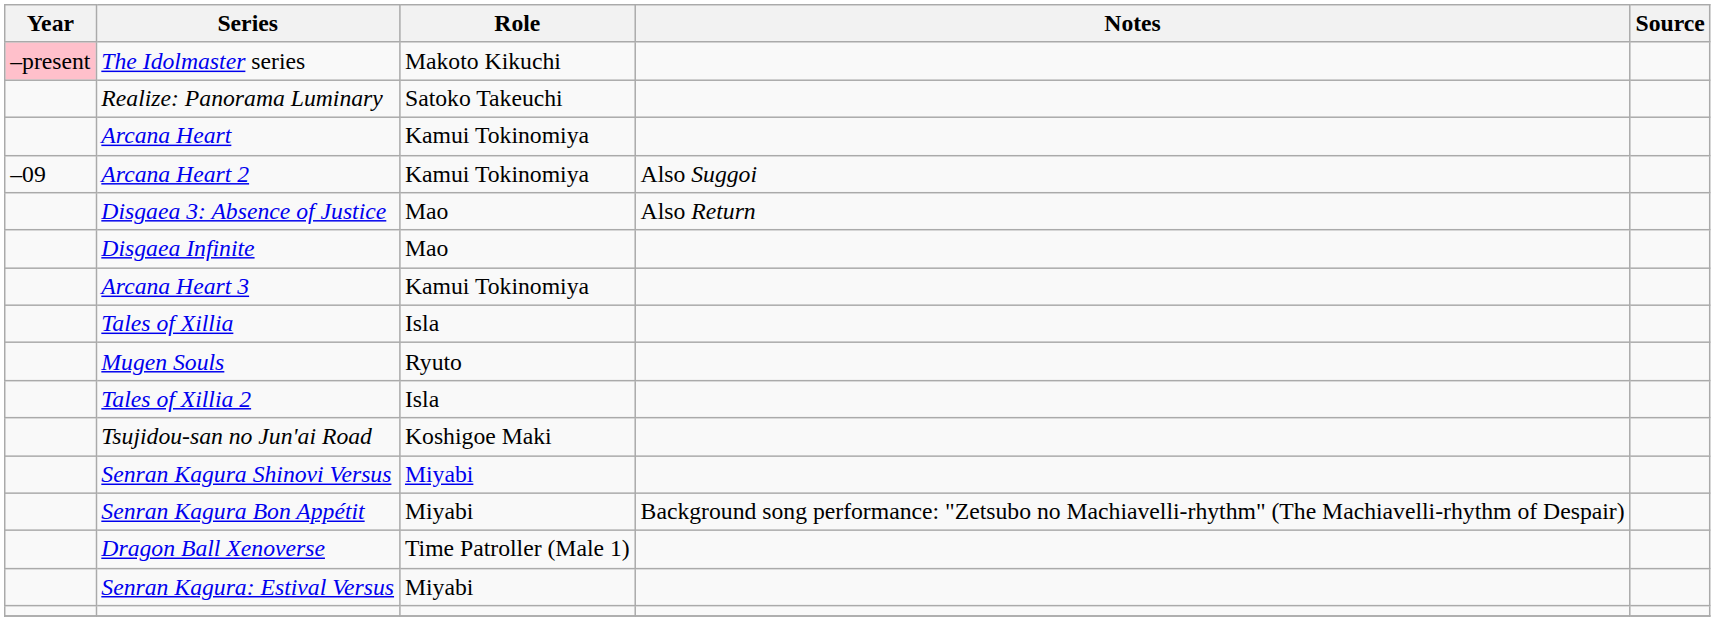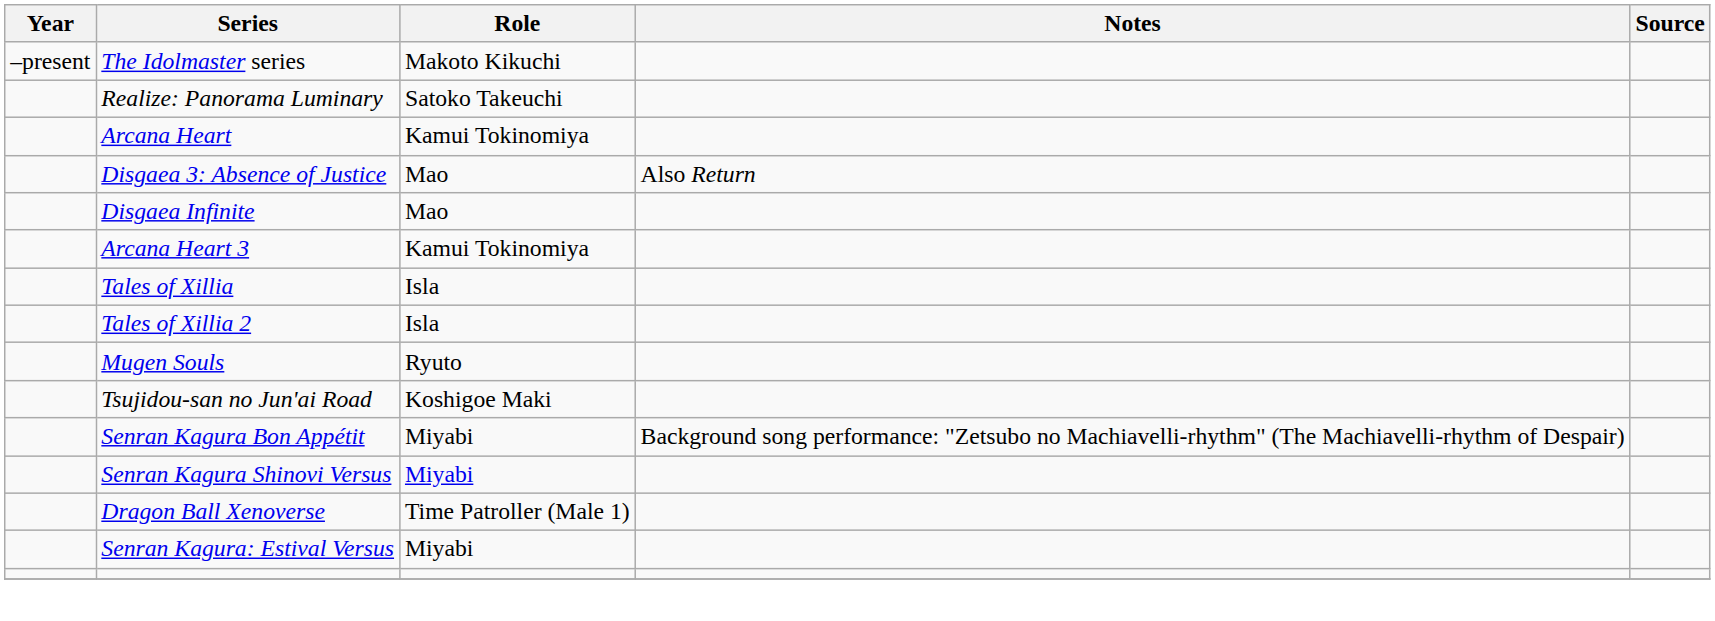(50, 60) pink background -> (50, 60) no background
- row: (175, 173)
rows swapped: (176, 398) <-> (163, 361)
rows swapped: (246, 473) <-> (233, 511)
